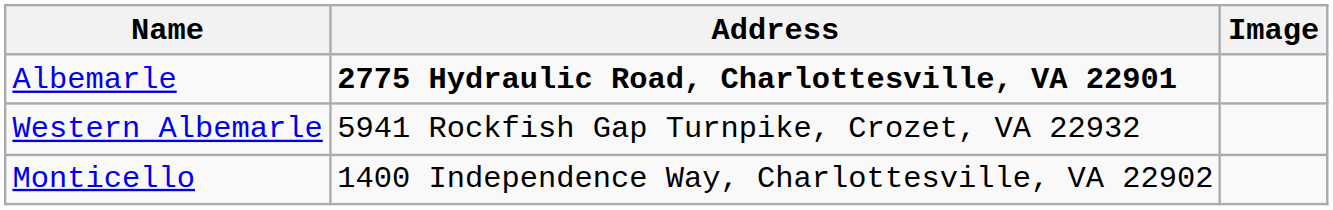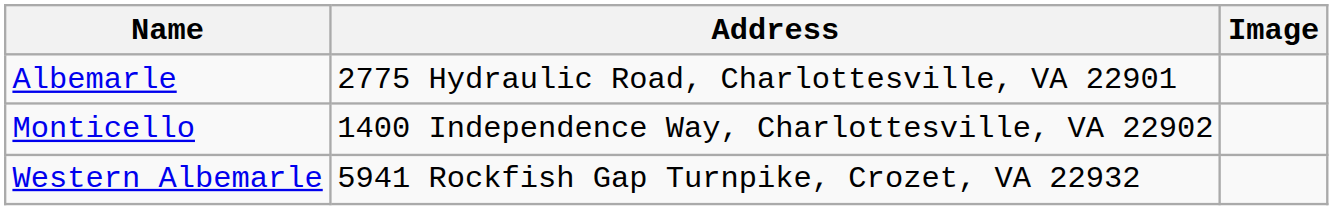(757, 80) bold -> (757, 80) normal
rows swapped: (104, 179) <-> (168, 129)
